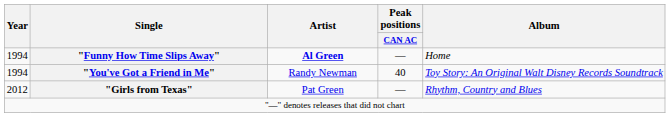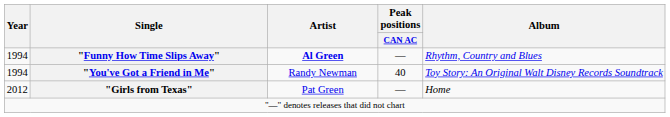(438, 56) Home -> (484, 56) Rhythm, Country and Blues
(484, 89) Rhythm, Country and Blues -> (438, 89) Home
